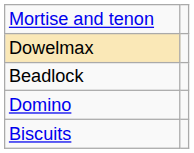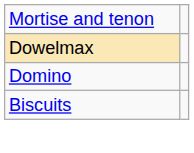- row: (46, 77)
